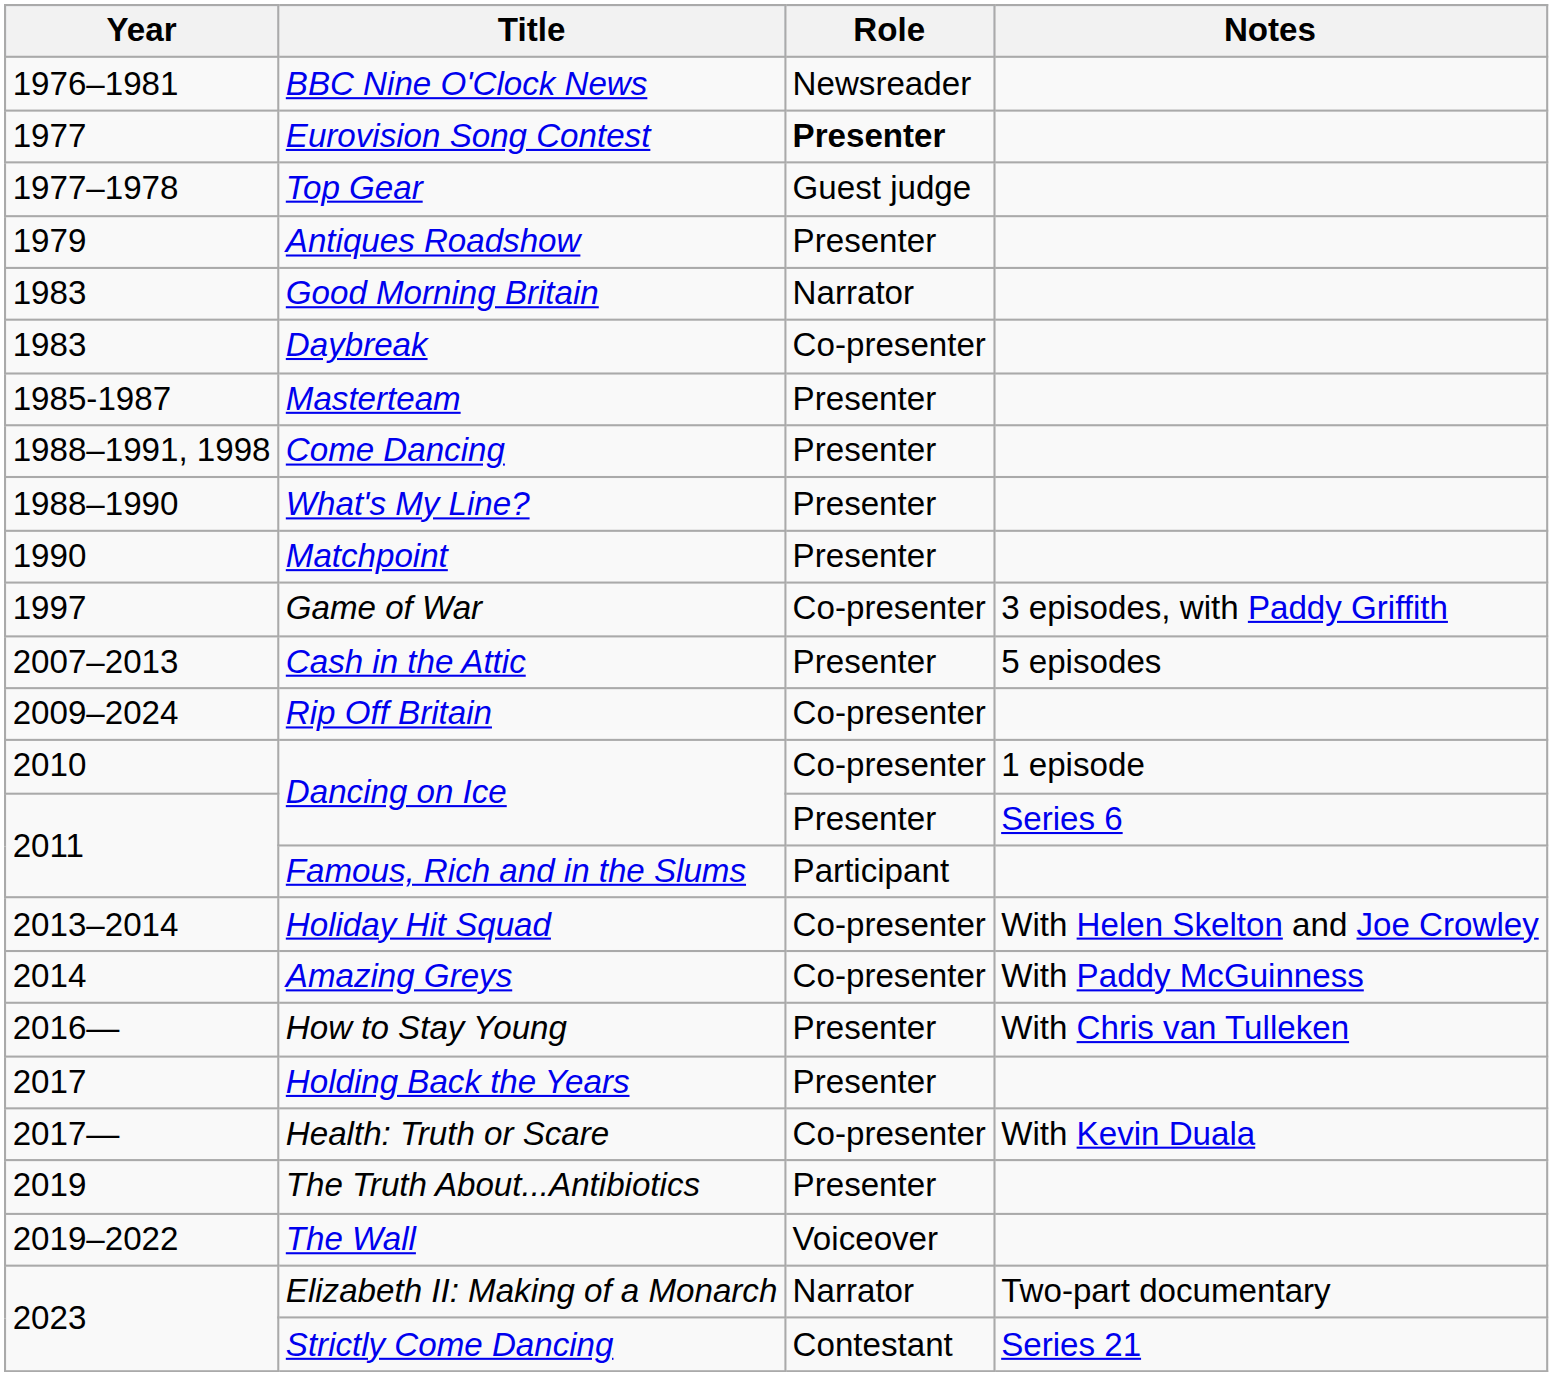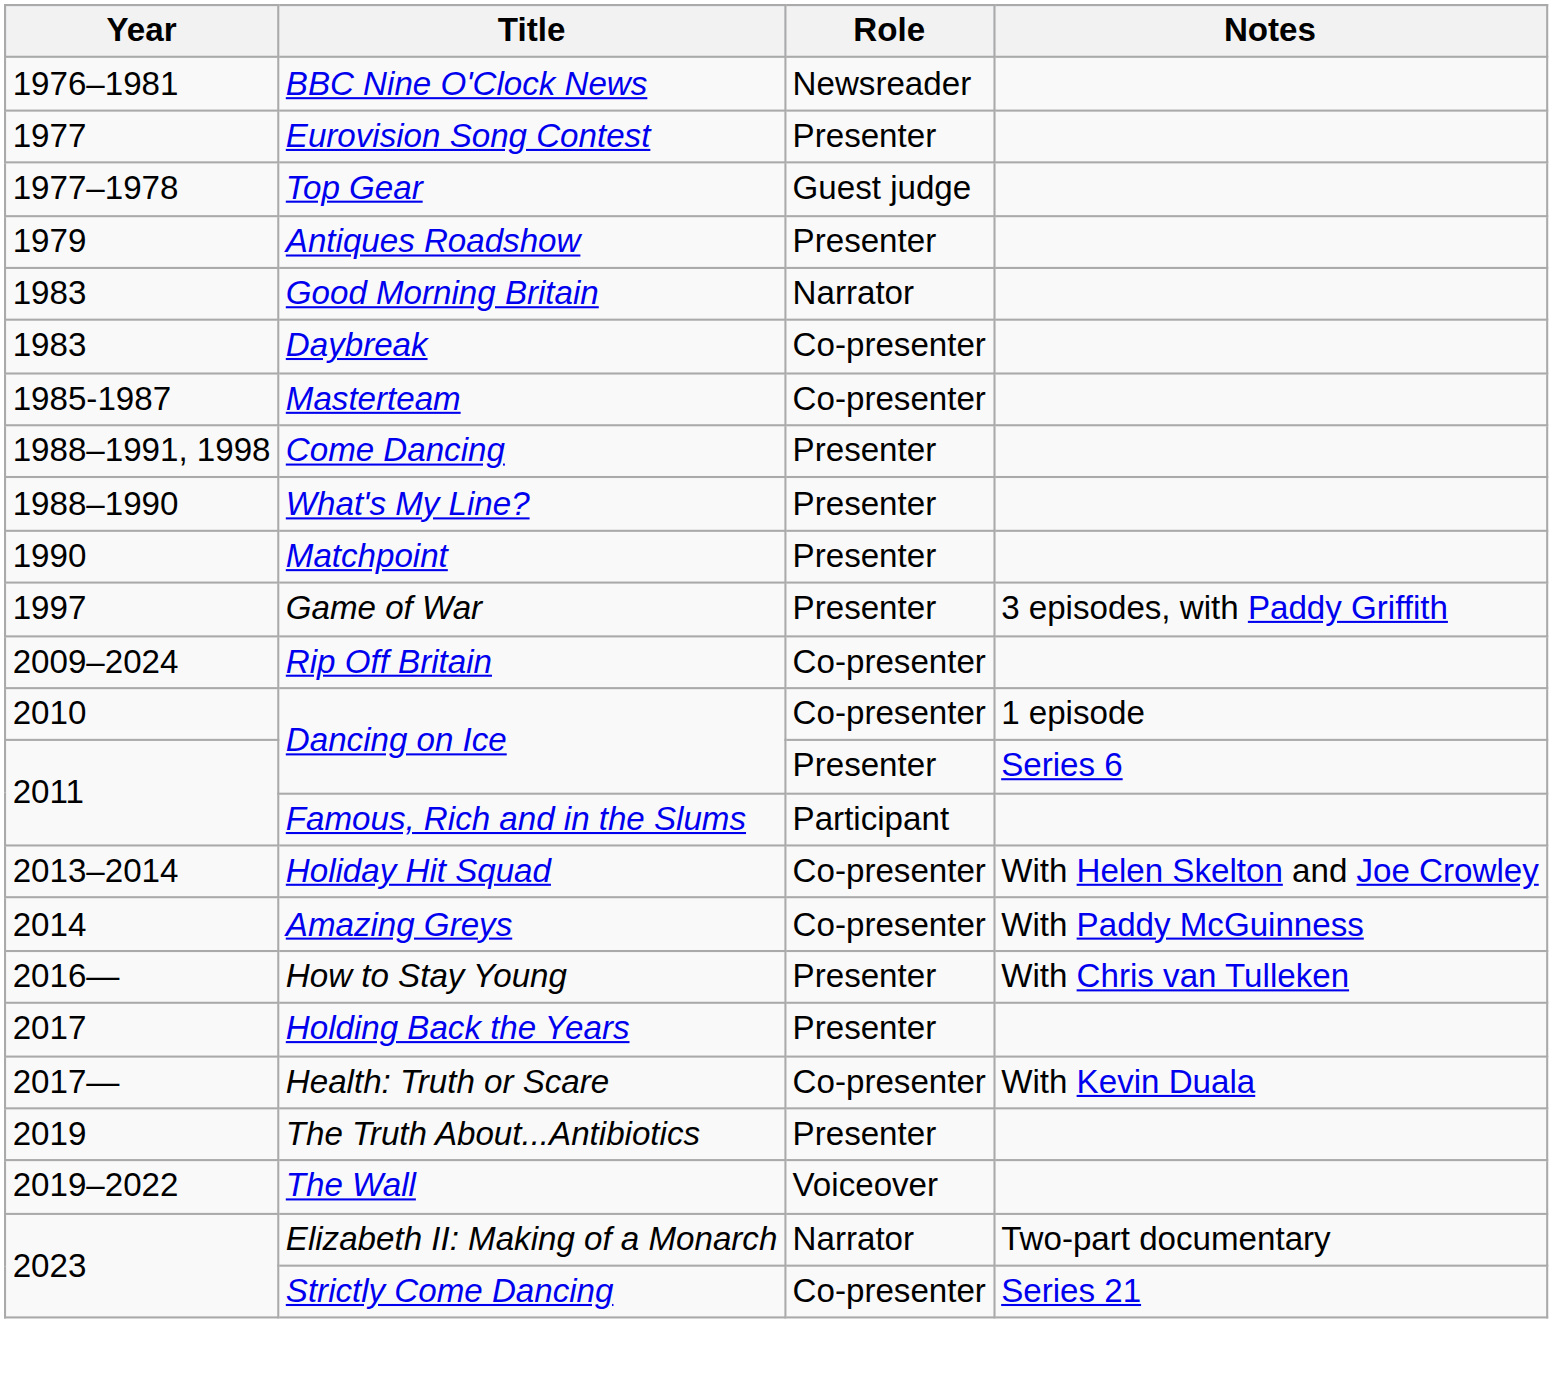(869, 135) bold -> (864, 135) normal
(864, 398) Presenter -> (889, 398) Co-presenter
(889, 608) Co-presenter -> (864, 608) Presenter
- row: (96, 661)
(873, 1343) Contestant -> (889, 1291) Co-presenter
